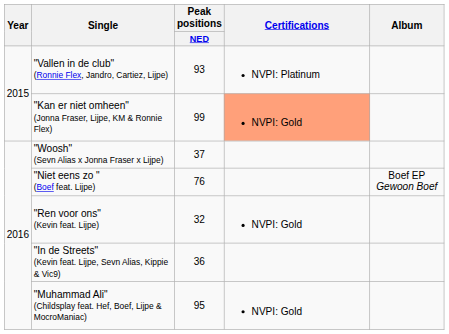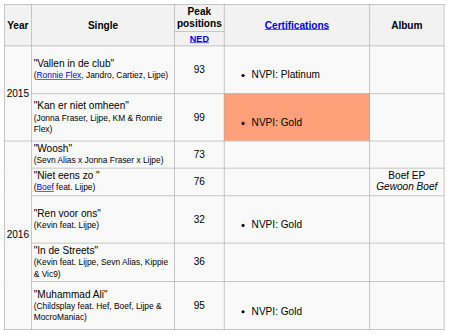(199, 154) 37 -> (199, 154) 73
